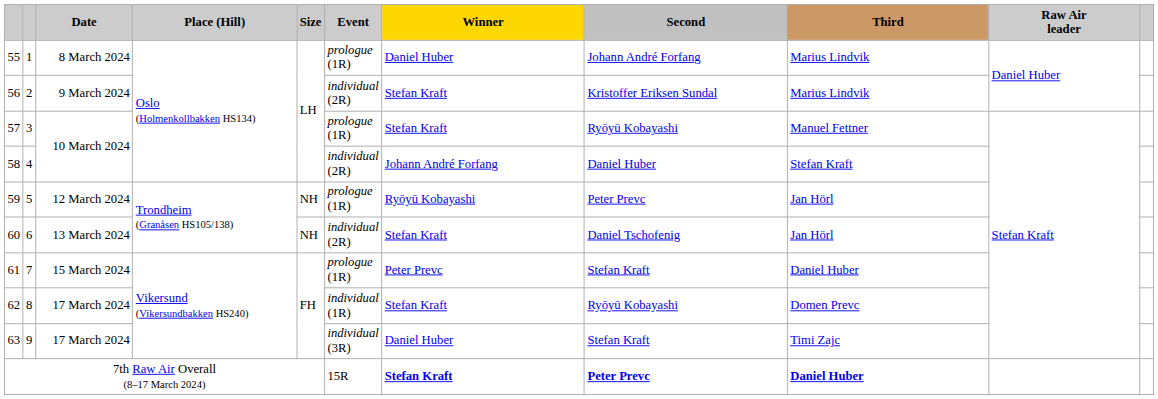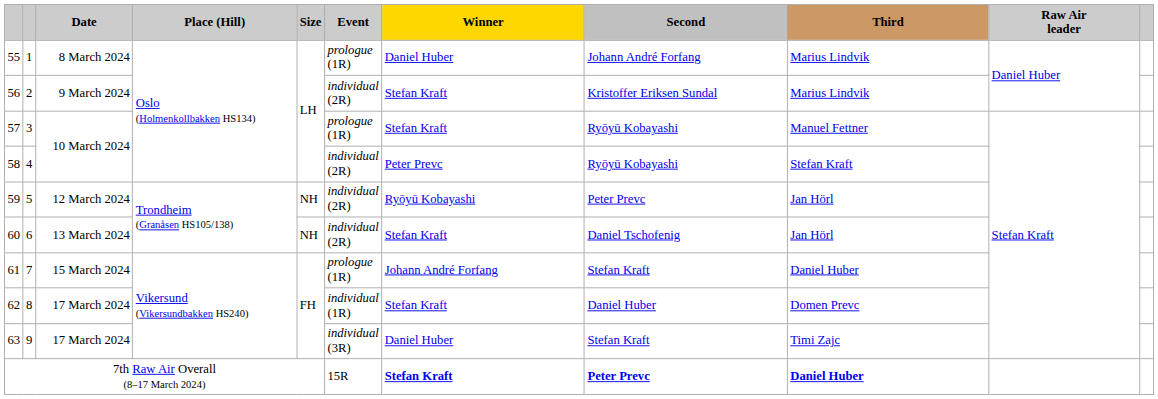(441, 163) Johann André Forfang -> (414, 163) Peter Prevc
(622, 163) Daniel Huber -> (633, 163) Ryōyū Kobayashi
(350, 199) prologue (1R) -> (353, 199) individual (2R)
(414, 269) Peter Prevc -> (441, 269) Johann André Forfang
(633, 305) Ryōyū Kobayashi -> (622, 305) Daniel Huber
